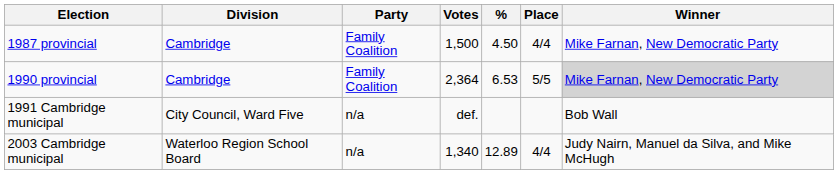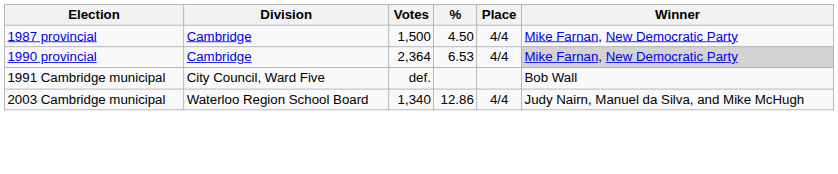- column: (391, 15)
(541, 79) 5/5 -> (499, 57) 4/4
(501, 151) 12.89 -> (457, 99) 12.86
